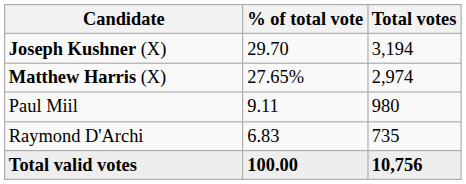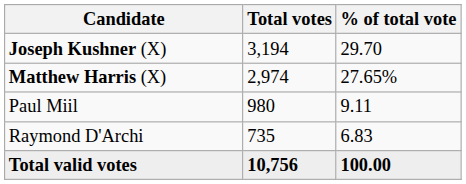columns swapped: (414, 19) <-> (305, 19)
